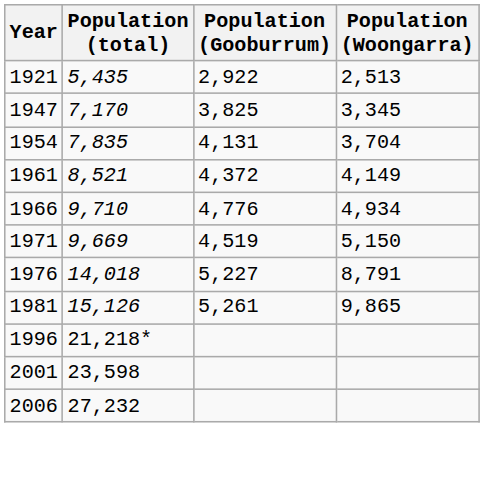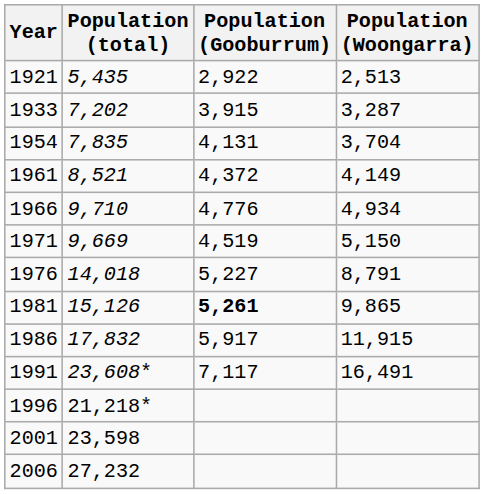+ row: (34, 110)
- row: (34, 110)
(228, 307) normal -> (228, 307) bold
+ row: (34, 340)
+ row: (34, 373)
